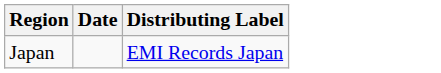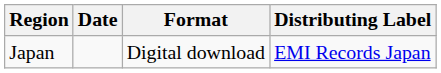+ column: (196, 20)
